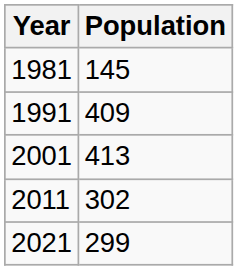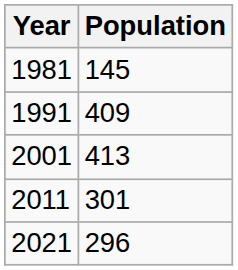(107, 199) 302 -> (107, 199) 301
(107, 243) 299 -> (107, 243) 296
